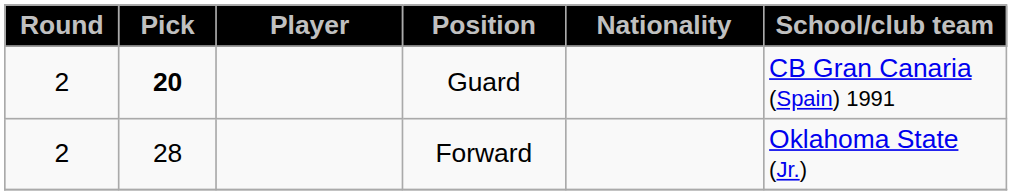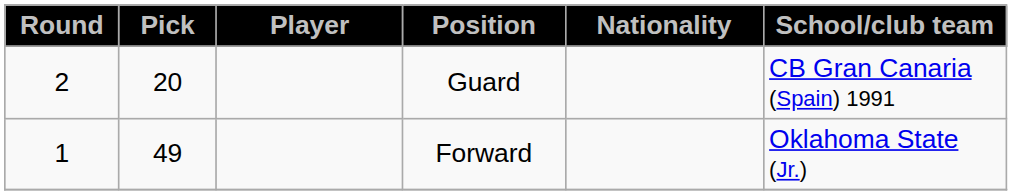(168, 82) bold -> (168, 82) normal
(62, 153) 2 -> (62, 153) 1
(168, 153) 28 -> (168, 153) 49
